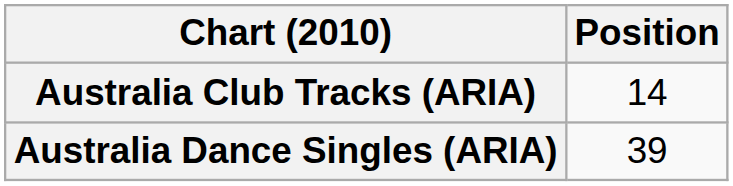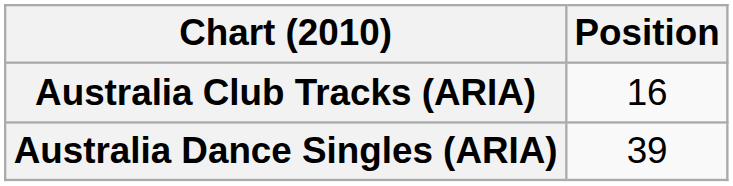(647, 92) 14 -> (647, 92) 16
